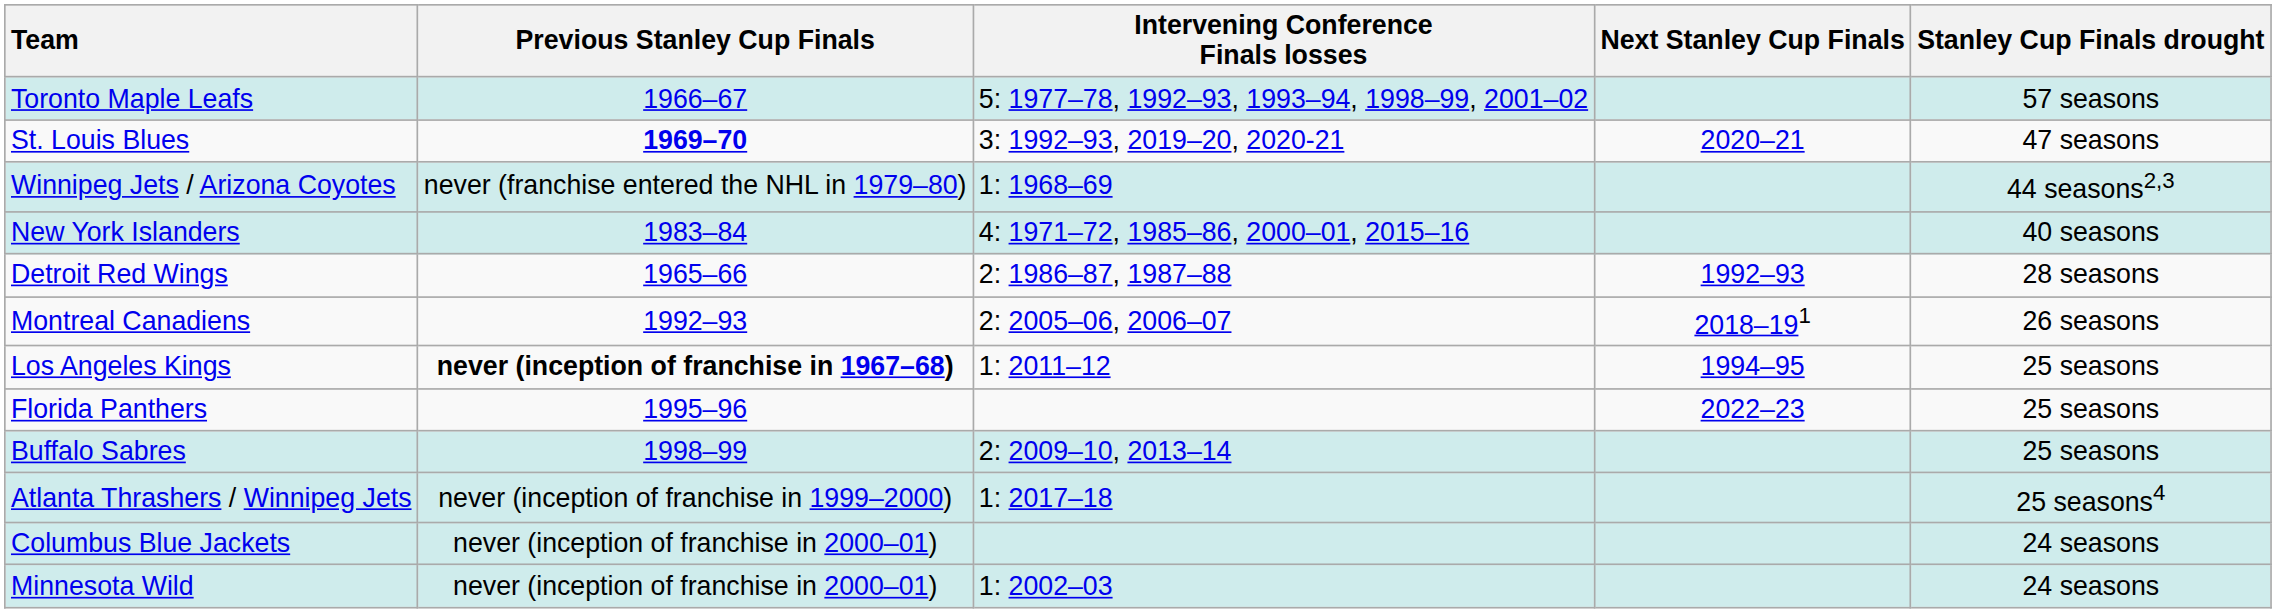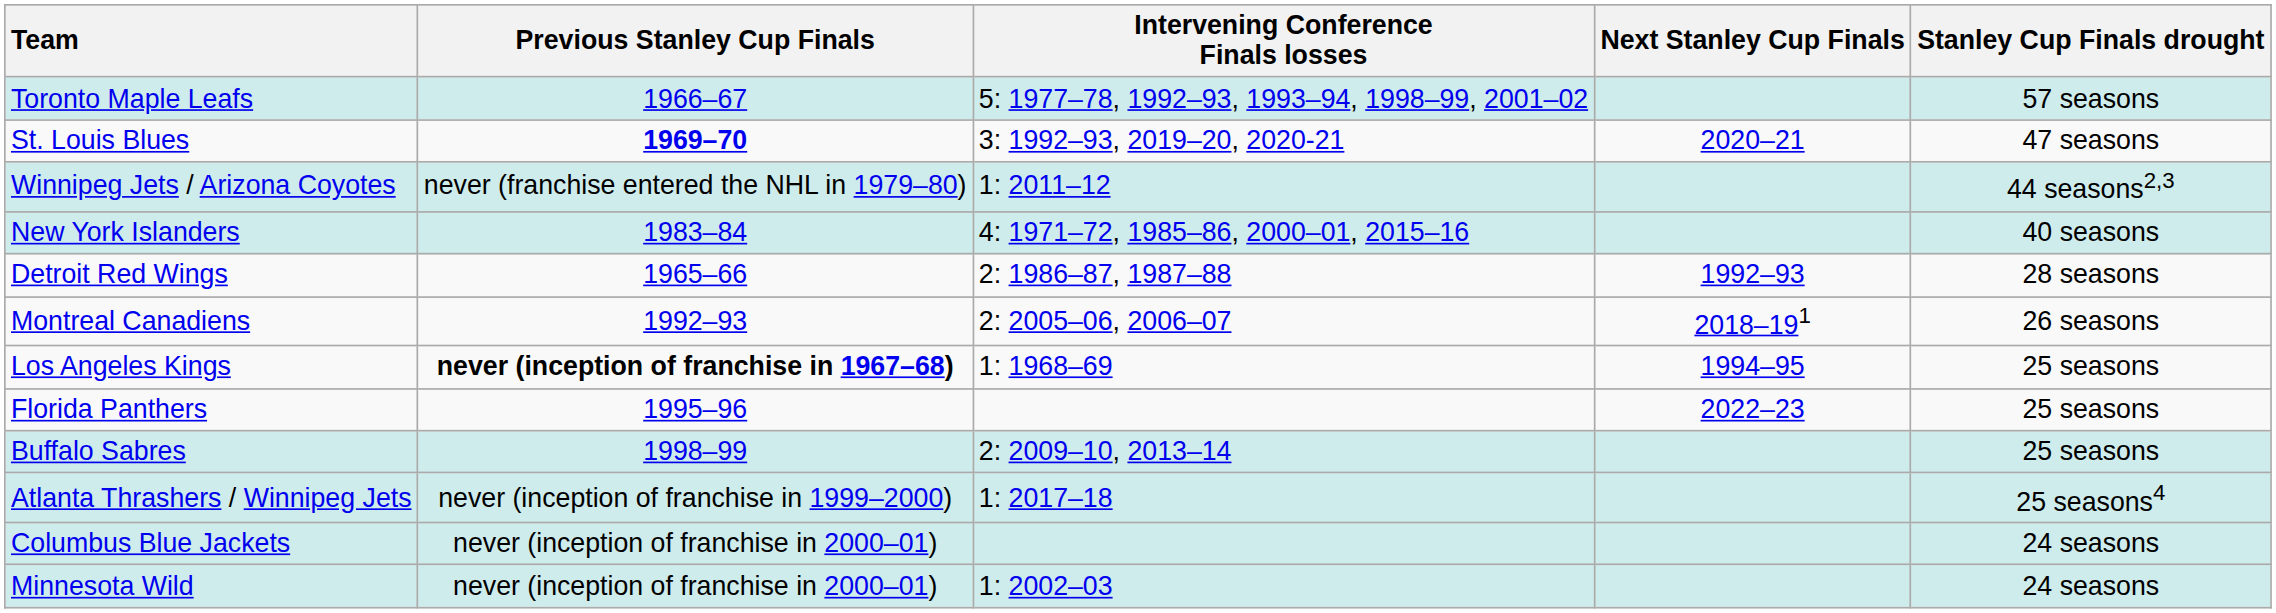(1046, 186) 1: 1968–69 -> (1045, 186) 1: 2011–12
(1045, 366) 1: 2011–12 -> (1046, 366) 1: 1968–69
